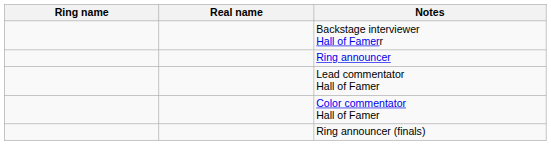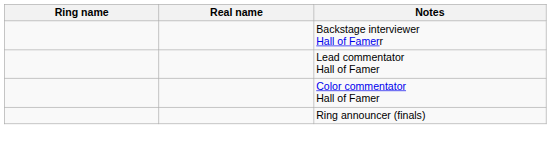- row: (354, 58)
